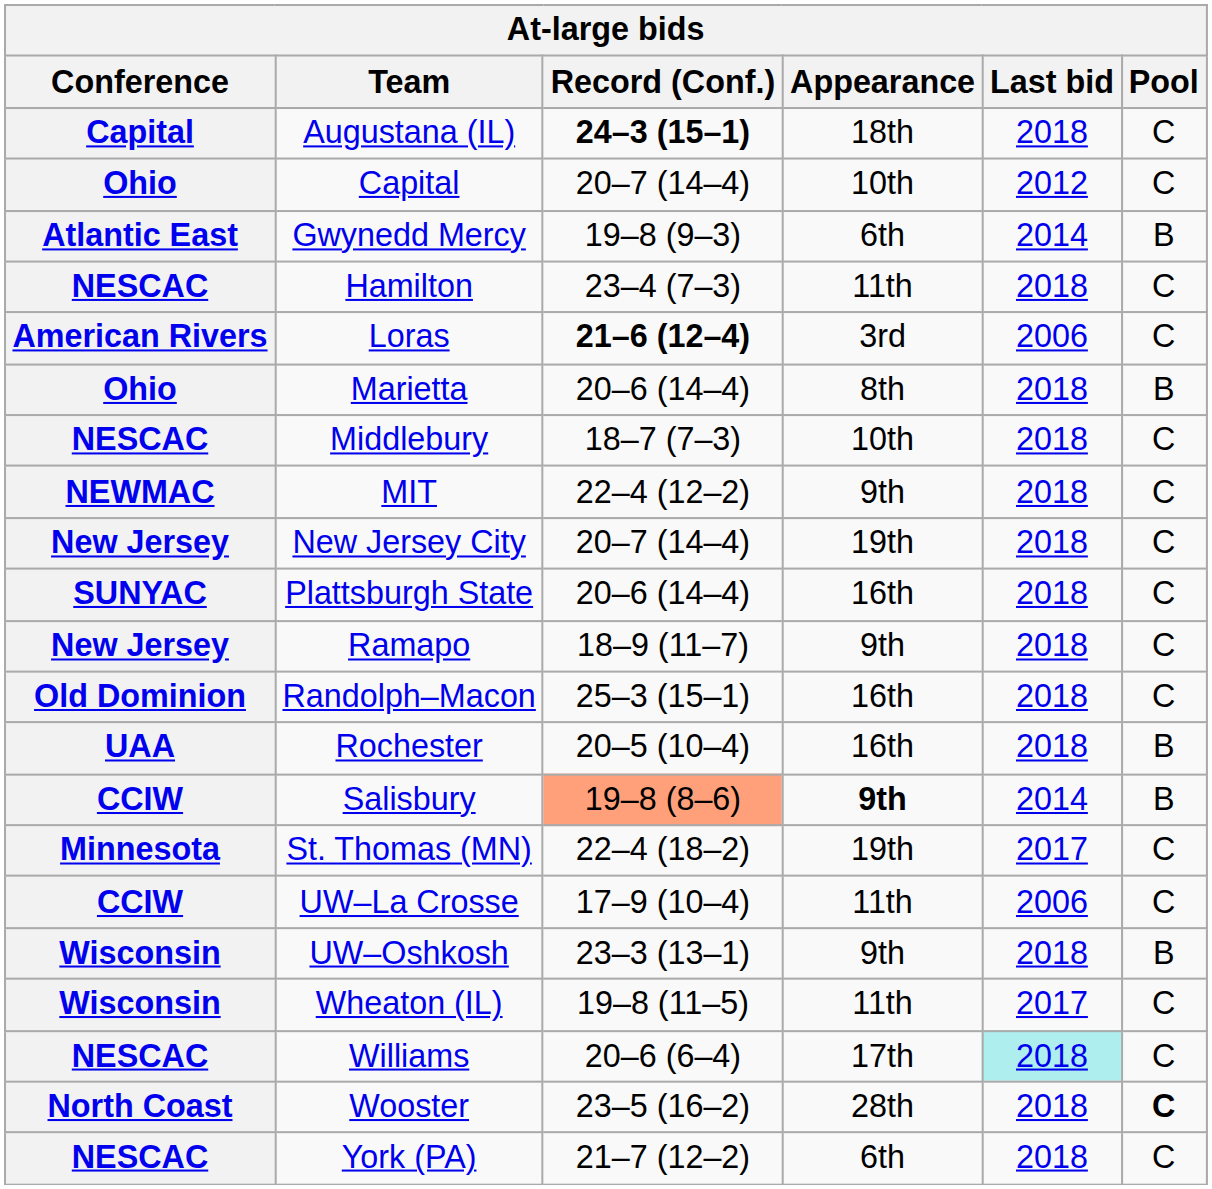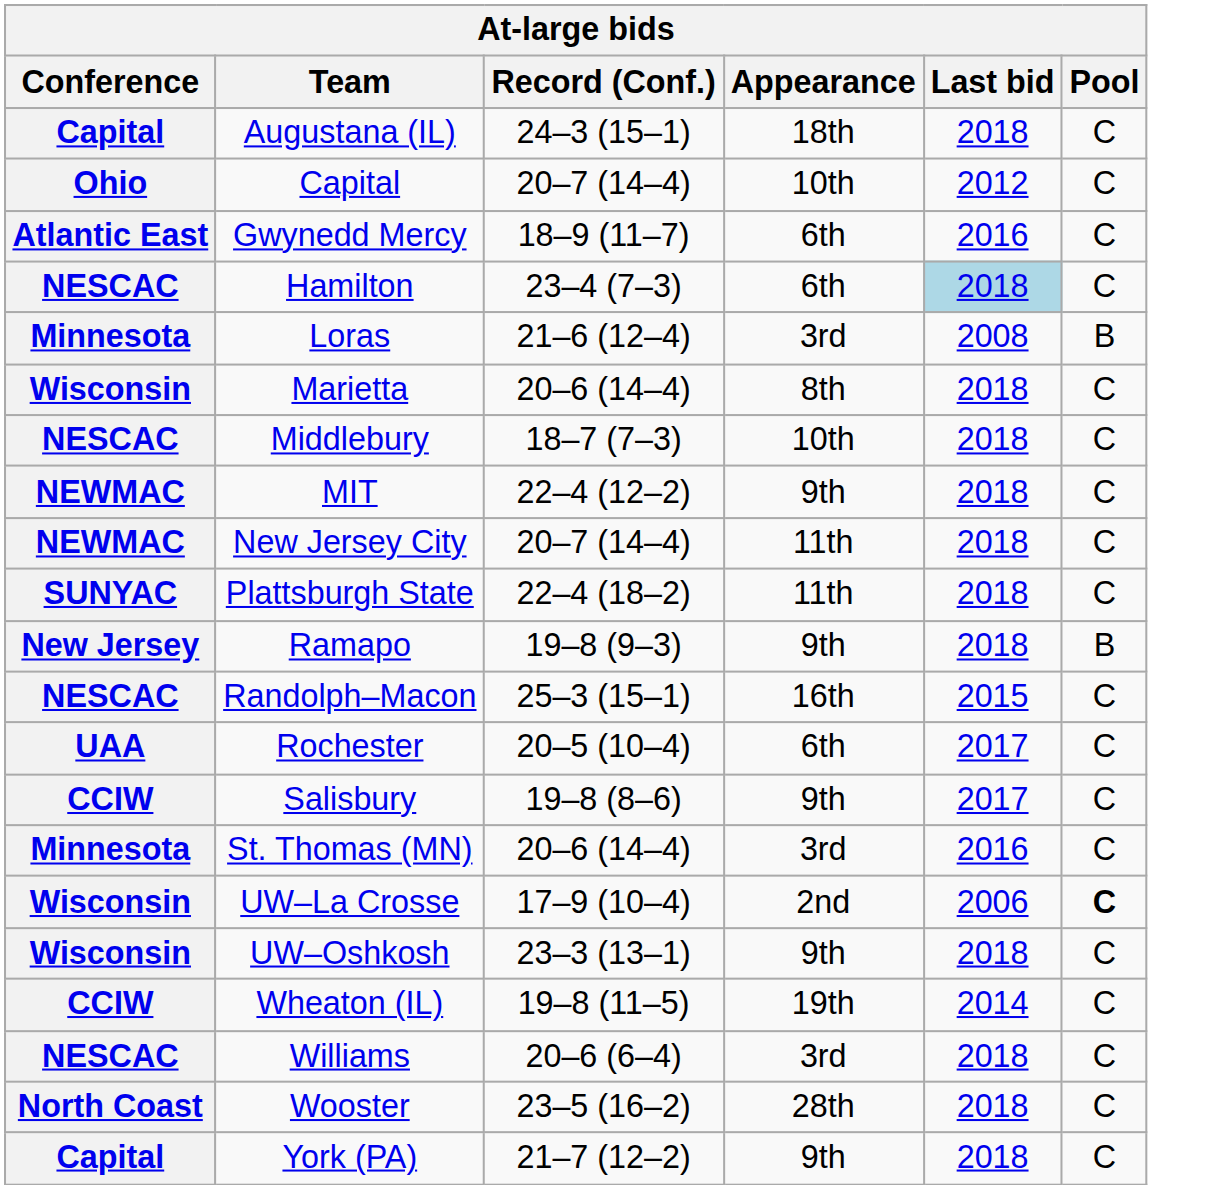(663, 132) bold -> (604, 132) normal
(663, 235) 19–8 (9–3) -> (604, 235) 18–9 (11–7)
(1052, 235) 2014 -> (993, 235) 2016
(1164, 235) B -> (1104, 235) C
(883, 286) 11th -> (823, 286) 6th
(1052, 286) no background -> (993, 286) lightblue background
(140, 337) American Rivers -> (110, 337) Minnesota
(663, 337) bold -> (604, 337) normal
(1052, 337) 2006 -> (993, 337) 2008
(1164, 337) C -> (1104, 337) B
(140, 388) Ohio -> (110, 388) Wisconsin
(1164, 388) B -> (1104, 388) C
(140, 542) New Jersey -> (110, 542) NEWMAC
(883, 542) 19th -> (823, 542) 11th
(663, 593) 20–6 (14–4) -> (604, 593) 22–4 (18–2)
(883, 593) 16th -> (823, 593) 11th
(663, 645) 18–9 (11–7) -> (604, 645) 19–8 (9–3)
(1164, 645) C -> (1104, 645) B
(140, 696) Old Dominion -> (110, 696) NESCAC
(1052, 696) 2018 -> (993, 696) 2015
(883, 747) 16th -> (823, 747) 6th
(1052, 747) 2018 -> (993, 747) 2017
(1164, 747) B -> (1104, 747) C
(663, 798) lightsalmon background -> (604, 798) no background
(883, 798) bold -> (823, 798) normal
(1052, 798) 2014 -> (993, 798) 2017
(1164, 798) B -> (1104, 798) C
(663, 850) 22–4 (18–2) -> (604, 850) 20–6 (14–4)
(883, 850) 19th -> (823, 850) 3rd
(1052, 850) 2017 -> (993, 850) 2016
(140, 901) CCIW -> (110, 901) Wisconsin
(883, 901) 11th -> (823, 901) 2nd
(1164, 901) normal -> (1104, 901) bold
(1164, 952) B -> (1104, 952) C
(140, 1004) Wisconsin -> (110, 1004) CCIW
(883, 1004) 11th -> (823, 1004) 19th
(1052, 1004) 2017 -> (993, 1004) 2014
(883, 1055) 17th -> (823, 1055) 3rd
(1052, 1055) paleturquoise background -> (993, 1055) no background
(1164, 1106) bold -> (1104, 1106) normal
(140, 1157) NESCAC -> (110, 1157) Capital
(883, 1157) 6th -> (823, 1157) 9th
